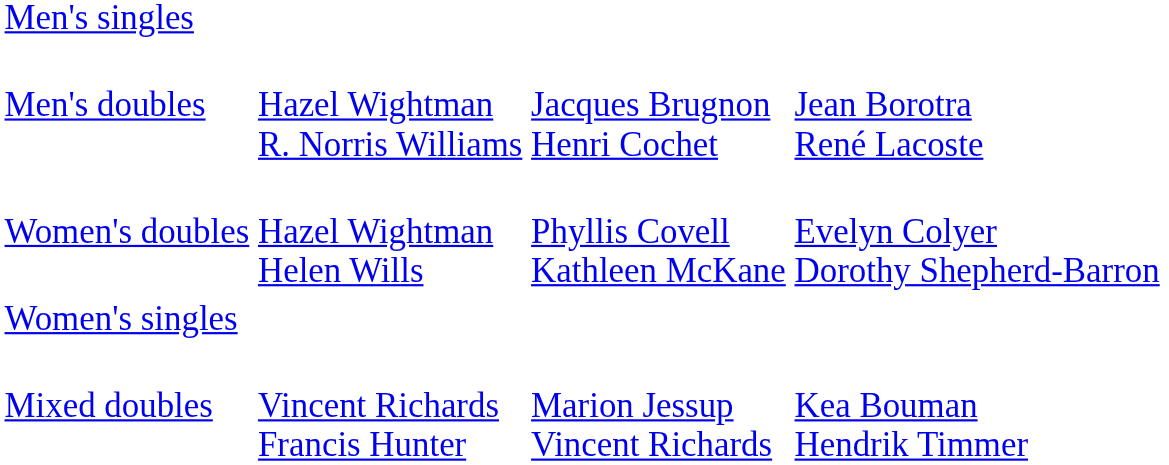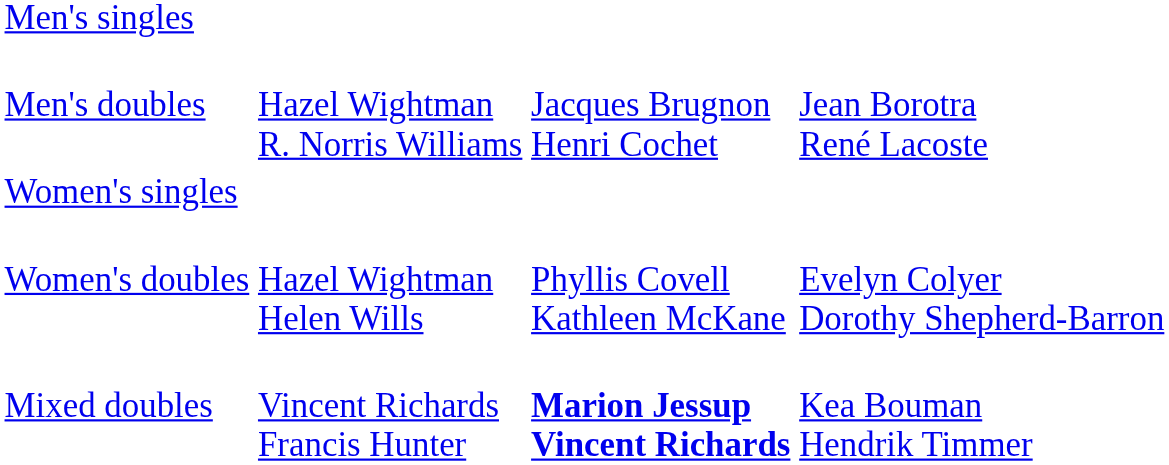rows swapped: (121, 318) <-> (127, 231)
(652, 425) normal -> (661, 425) bold
